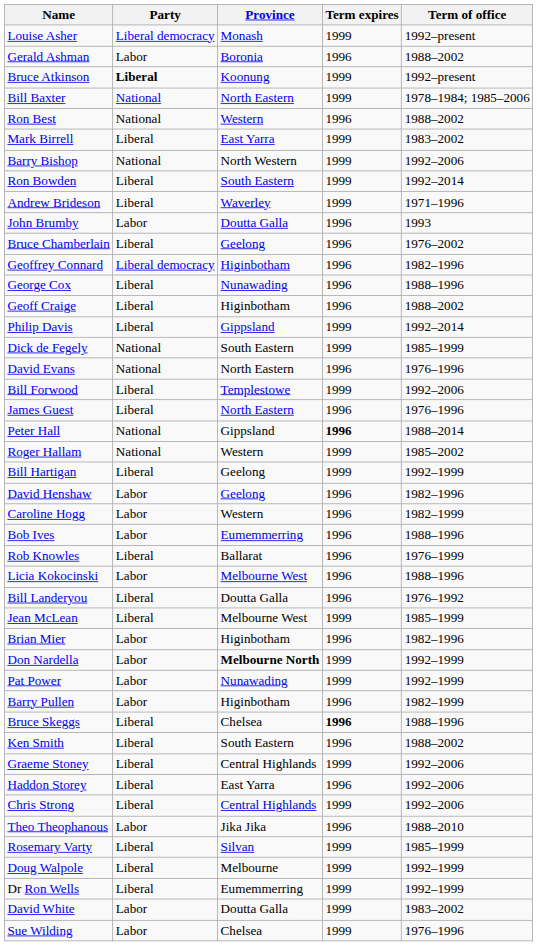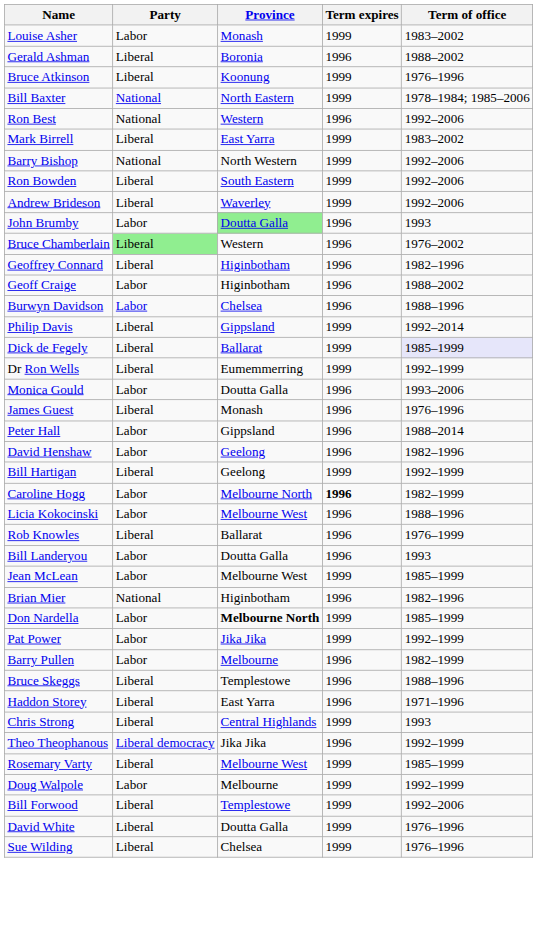(165, 35) Liberal democracy -> (132, 35) Labor
(440, 35) 1992–present -> (434, 35) 1983–2002
(132, 56) Labor -> (135, 56) Liberal
(137, 77) bold -> (135, 77) normal
(440, 77) 1992–present -> (434, 77) 1976–1996
(434, 118) 1988–2002 -> (434, 118) 1992–2006
(434, 181) 1992–2014 -> (434, 181) 1992–2006
(434, 202) 1971–1996 -> (434, 202) 1992–2006
(254, 222) no background -> (254, 222) lightgreen background
(135, 243) no background -> (135, 243) lightgreen background
(243, 243) Geelong -> (242, 243) Western
(165, 264) Liberal democracy -> (135, 264) Liberal
- row: (39, 285)
(135, 306) Liberal -> (132, 285) Labor
+ row: (55, 306)
(138, 347) National -> (135, 347) Liberal
(257, 347) South Eastern -> (241, 347) Ballarat
(434, 347) no background -> (434, 347) lavender background
- row: (41, 368)
rows swapped: (43, 389) <-> (43, 888)
+ row: (46, 389)
(257, 410) North Eastern -> (242, 410) Monash
(138, 431) National -> (132, 431) Labor
(339, 431) bold -> (339, 431) normal
- row: (44, 451)
rows swapped: (42, 472) <-> (50, 493)
(242, 514) Western -> (266, 493) Melbourne North
(339, 514) normal -> (339, 493) bold
- row: (31, 535)
rows swapped: (43, 555) <-> (53, 576)
(135, 597) Liberal -> (132, 555) Labor
(434, 597) 1976–1992 -> (418, 555) 1993
(135, 618) Liberal -> (132, 576) Labor
(132, 639) Labor -> (138, 597) National
(434, 659) 1992–1999 -> (434, 618) 1985–1999
(254, 680) Nunawading -> (243, 639) Jika Jika
(255, 701) Higinbotham -> (249, 659) Melbourne
(241, 722) Chelsea -> (255, 680) Templestowe
(339, 722) bold -> (339, 680) normal
- row: (36, 743)
- row: (48, 763)
(434, 784) 1992–2006 -> (434, 701) 1971–1996
(434, 805) 1992–2006 -> (418, 722) 1993
(132, 826) Labor -> (165, 743) Liberal democracy
(434, 826) 1988–2010 -> (434, 743) 1992–1999
(237, 847) Silvan -> (264, 763) Melbourne West
(135, 868) Liberal -> (132, 784) Labor
(132, 909) Labor -> (135, 826) Liberal
(434, 909) 1983–2002 -> (434, 826) 1976–1996
(132, 930) Labor -> (135, 847) Liberal
